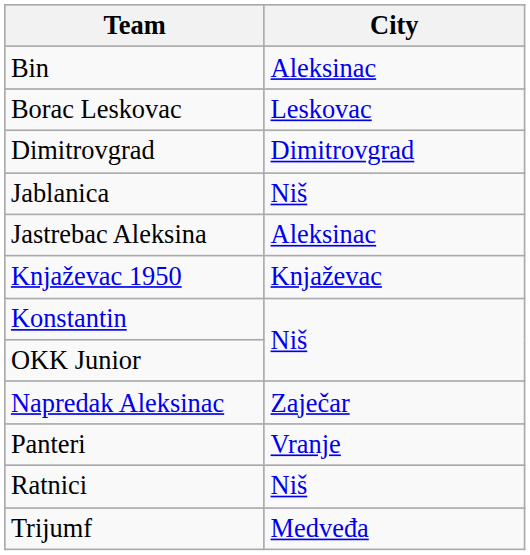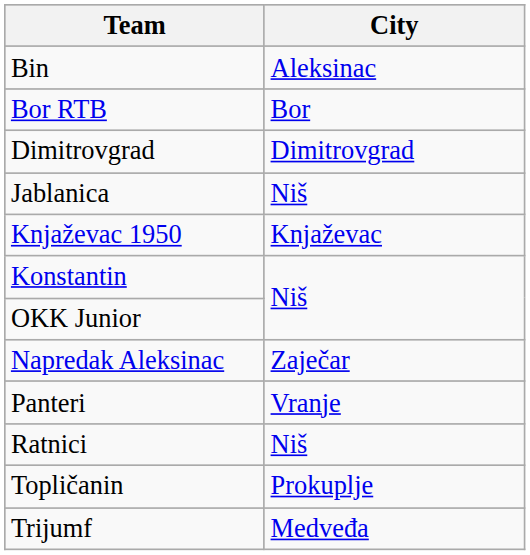+ row: (59, 109)
- row: (96, 109)
- row: (109, 234)
+ row: (67, 485)
